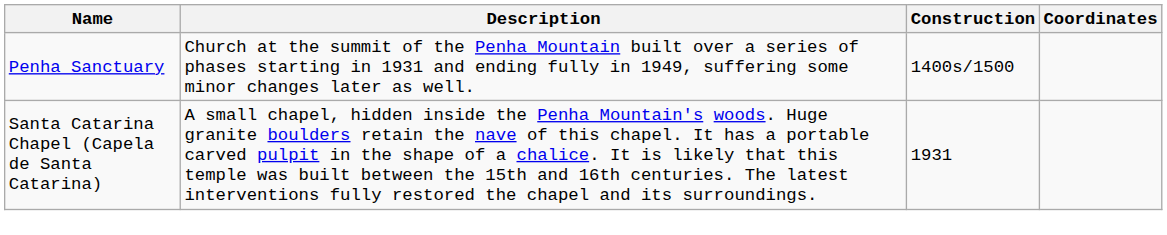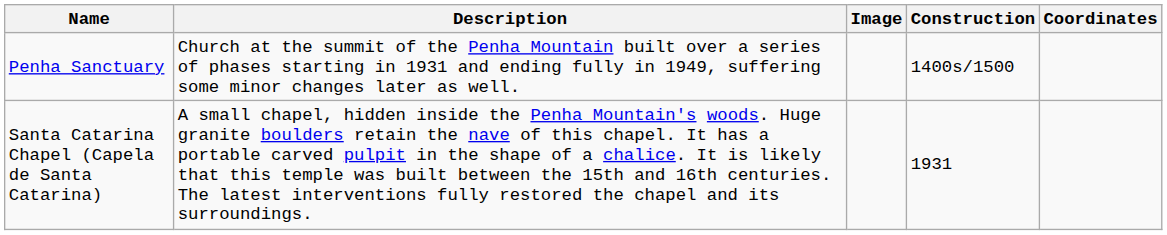+ column: (877, 19)
